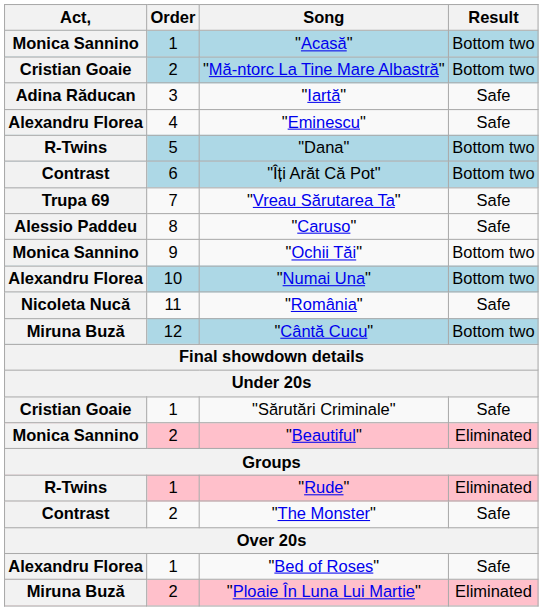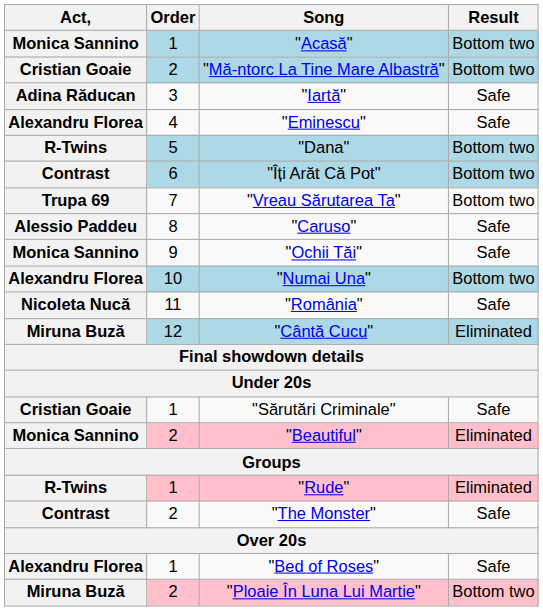(493, 200) Safe -> (493, 200) Bottom two
(493, 252) Bottom two -> (493, 252) Safe
(493, 331) Bottom two -> (493, 331) Eliminated
(493, 592) Eliminated -> (493, 592) Bottom two
